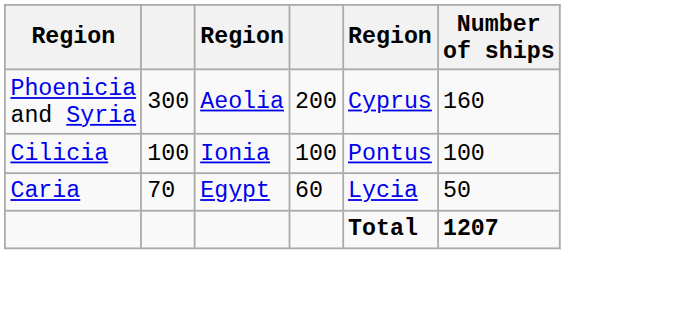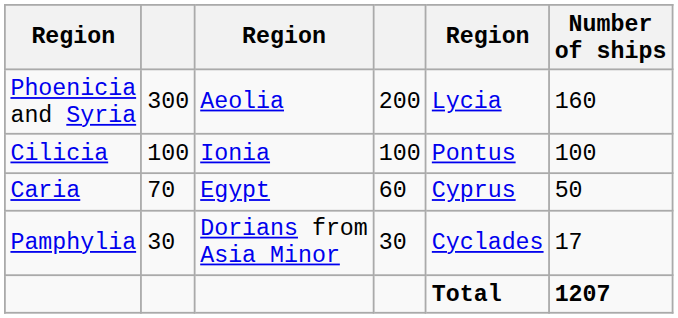(390, 102) Cyprus -> (467, 102) Lycia
(383, 191) Lycia -> (474, 191) Cyprus
+ row: (73, 243)
